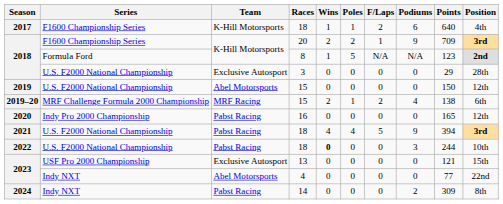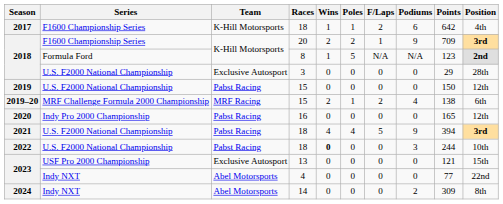(449, 27) 640 -> (449, 27) 642
(246, 87) Abel Motorsports -> (237, 87) Pabst Racing
(237, 191) Pabst Racing -> (246, 191) Abel Motorsports
